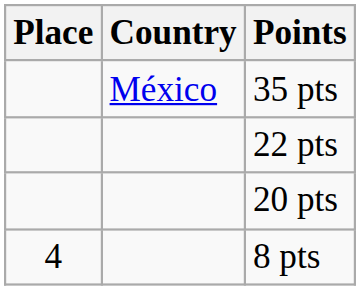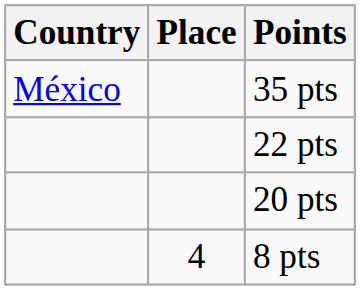columns swapped: (53, 32) <-> (173, 32)
